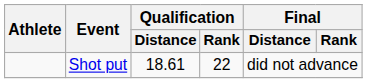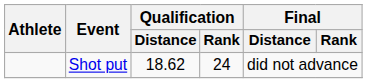(165, 66) 18.61 -> (165, 66) 18.62
(222, 66) 22 -> (222, 66) 24
